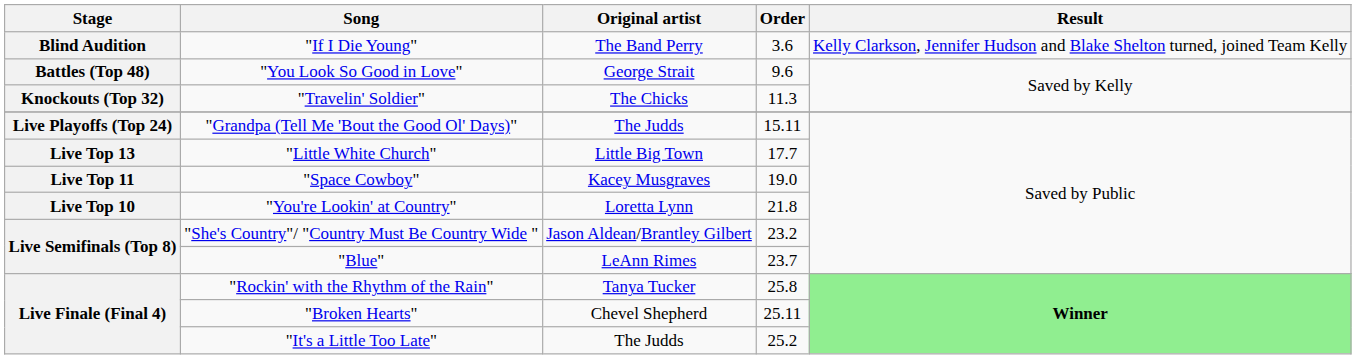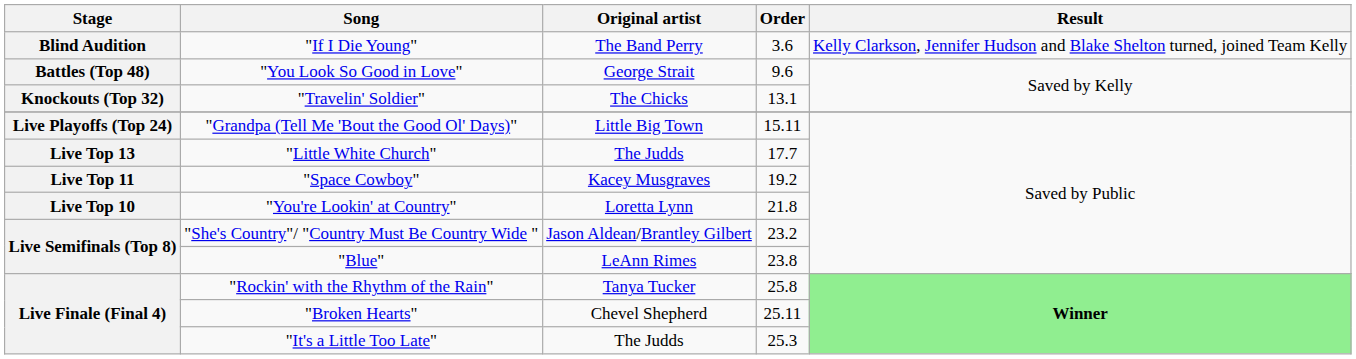(782, 99) 11.3 -> (782, 99) 13.1
(649, 126) The Judds -> (649, 126) Little Big Town
(649, 153) Little Big Town -> (649, 153) The Judds
(782, 179) 19.0 -> (782, 179) 19.2
(782, 260) 23.7 -> (782, 260) 23.8
(782, 341) 25.2 -> (782, 341) 25.3
